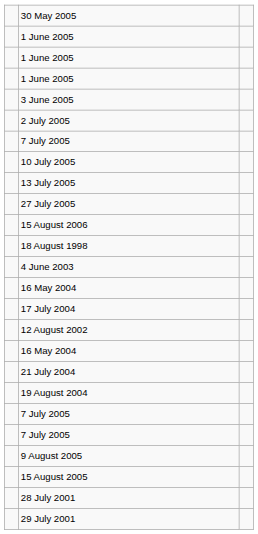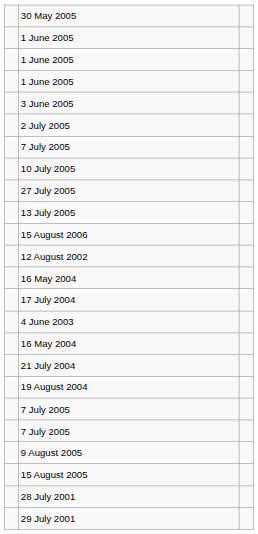rows swapped: (11, 183) <-> (11, 204)
- row: (11, 246)
rows swapped: (11, 330) <-> (11, 267)
